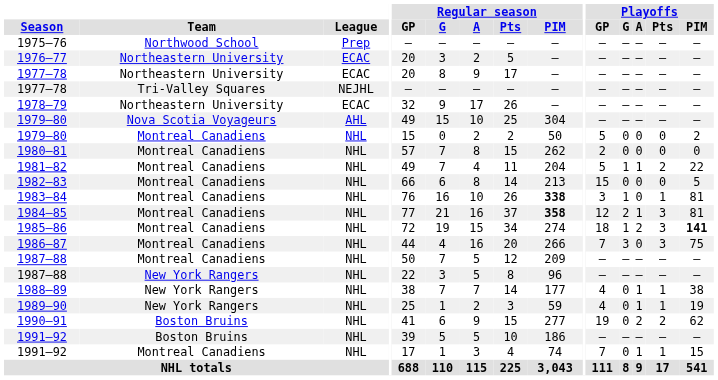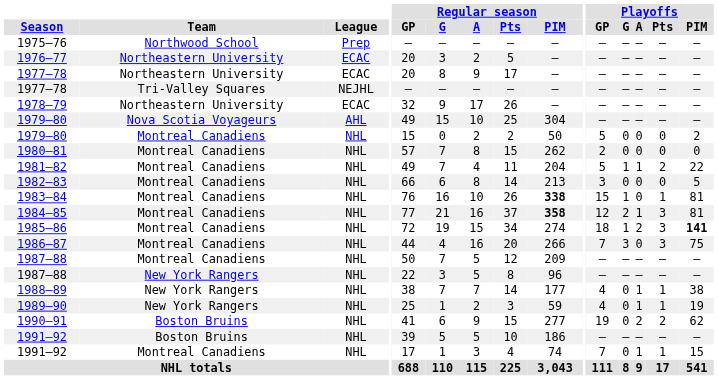(602, 182) 15 -> (602, 182) 3
(602, 197) 3 -> (602, 197) 15
